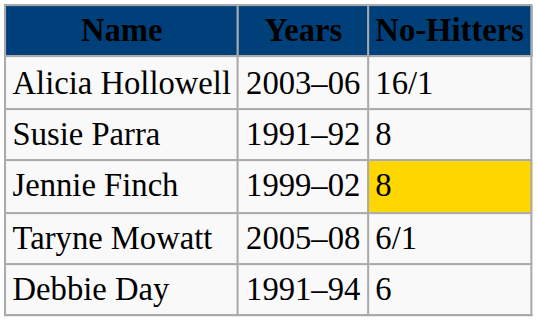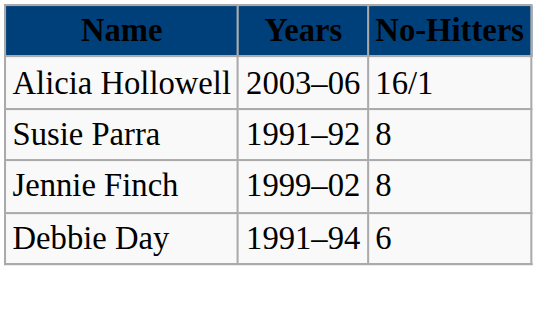(384, 185) gold background -> (384, 185) no background
- row: (112, 237)
